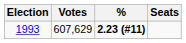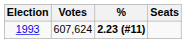(73, 30) 607,629 -> (73, 30) 607,624
